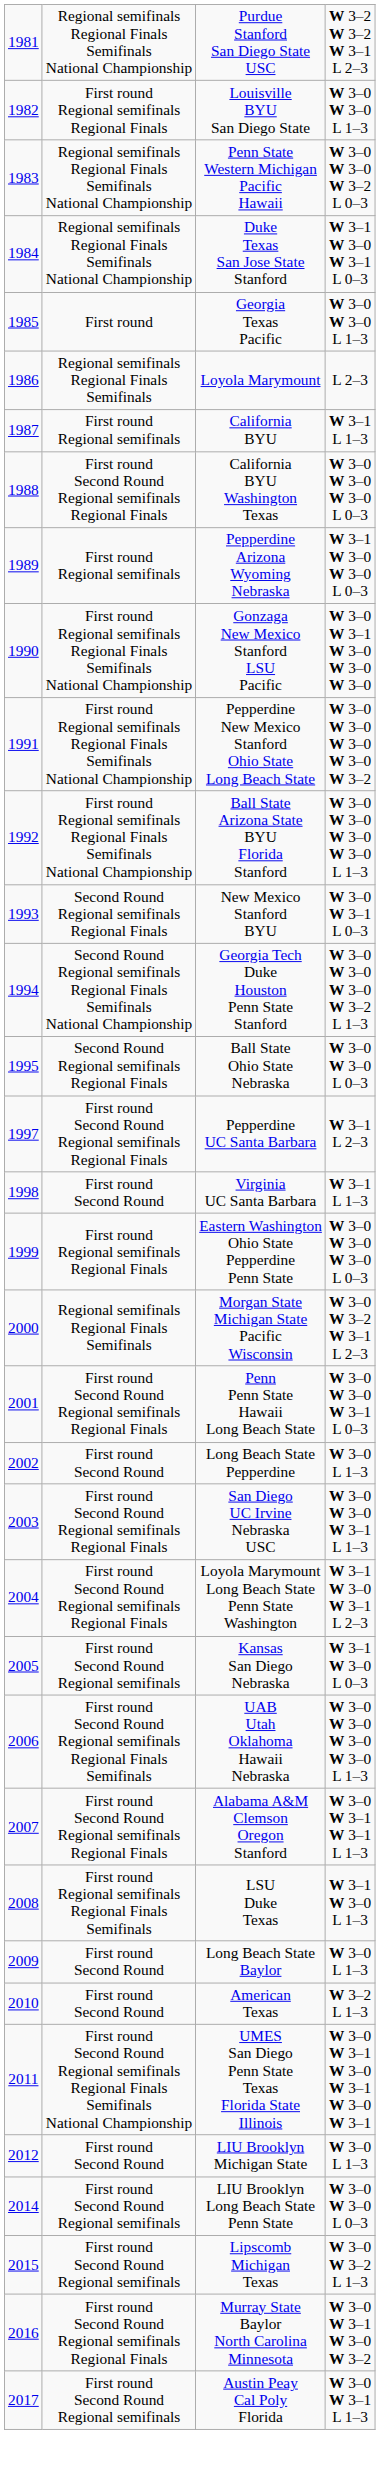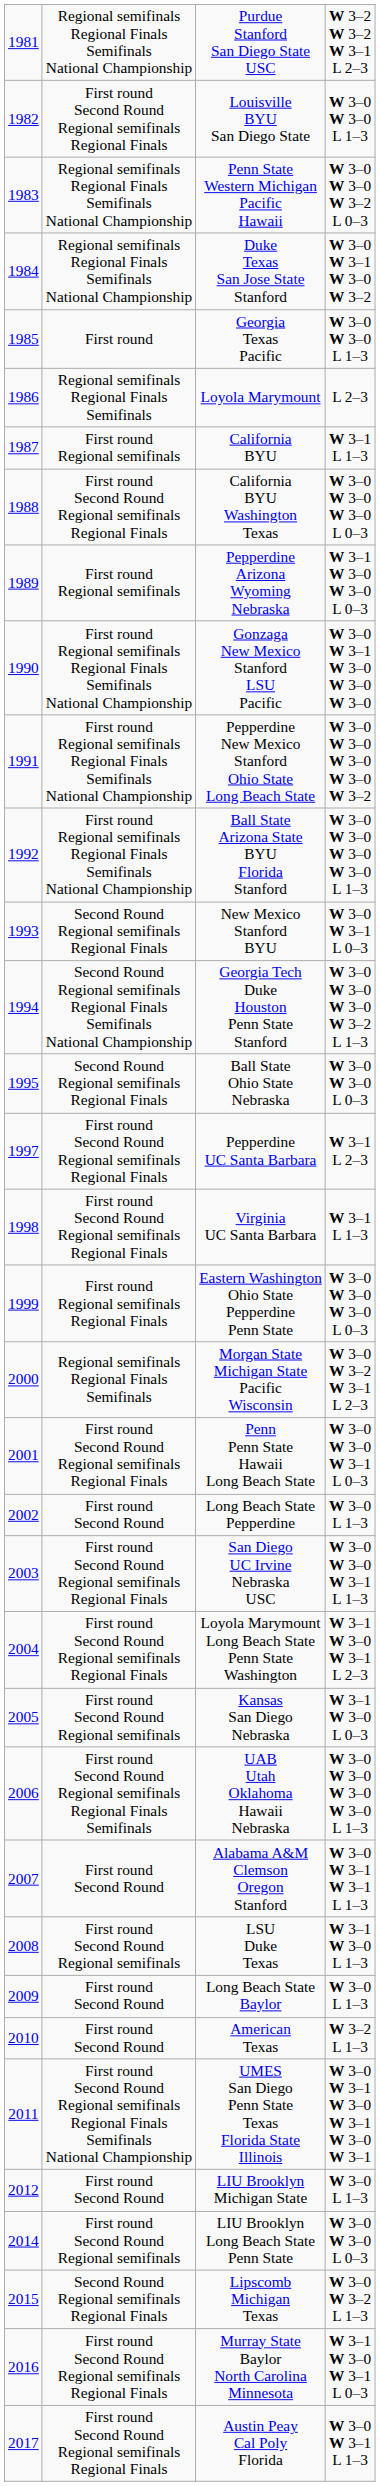(119, 110) First round Regional semifinals Regional Finals -> (119, 118) First round Second Round Regional semifinals Regional Finals
(350, 253) W 3–1 W 3–0 W 3–1 L 0–3 -> (350, 271) W 3–0 W 3–1 W 3–0 W 3–2
(119, 1192) First round Second Round -> (119, 1227) First round Second Round Regional semifinals Regional Finals
(119, 1826) First round Second Round Regional semifinals Regional Finals -> (119, 1878) First round Second Round
(119, 1902) First round Regional semifinals Regional Finals Semifinals -> (119, 1946) First round Second Round Regional semifinals
(119, 2264) First round Second Round Regional semifinals -> (119, 2299) Second Round Regional semifinals Regional Finals
(350, 2332) W 3–0 W 3–1 W 3–0 W 3–2 -> (350, 2367) W 3–1 W 3–0 W 3–1 L 0–3
(119, 2400) First round Second Round Regional semifinals -> (119, 2443) First round Second Round Regional semifinals Regional Finals
